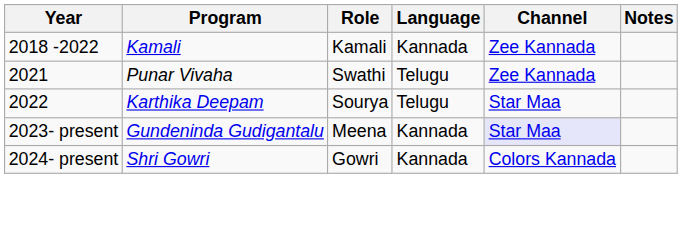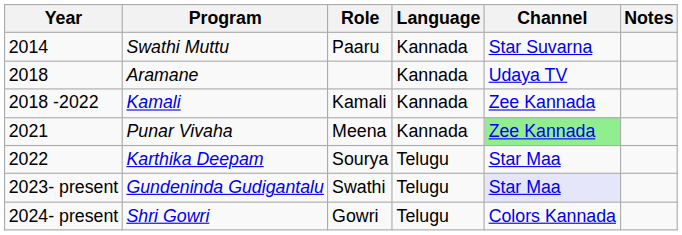+ row: (178, 46)
+ row: (162, 74)
(359, 74) Swathi -> (359, 131) Meena
(423, 74) Telugu -> (432, 131) Kannada
(542, 74) no background -> (542, 131) lightgreen background
(359, 131) Meena -> (359, 187) Swathi
(432, 131) Kannada -> (423, 187) Telugu
(432, 159) Kannada -> (423, 215) Telugu
